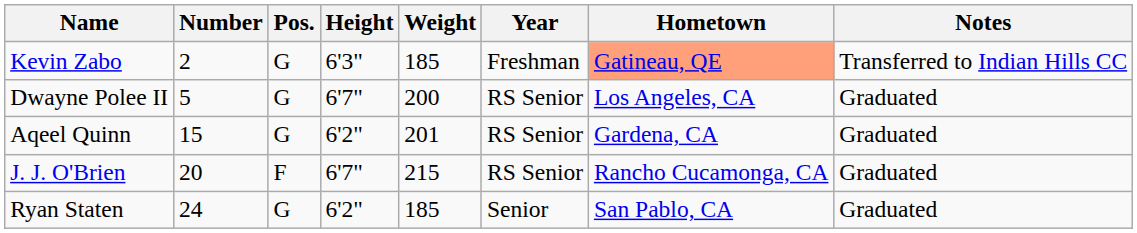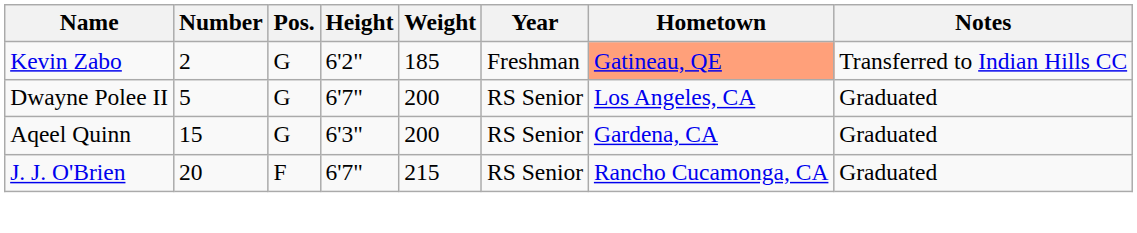(344, 60) 6'3" -> (344, 60) 6'2"
(344, 135) 6'2" -> (344, 135) 6'3"
(422, 135) 201 -> (422, 135) 200
- row: (67, 209)
